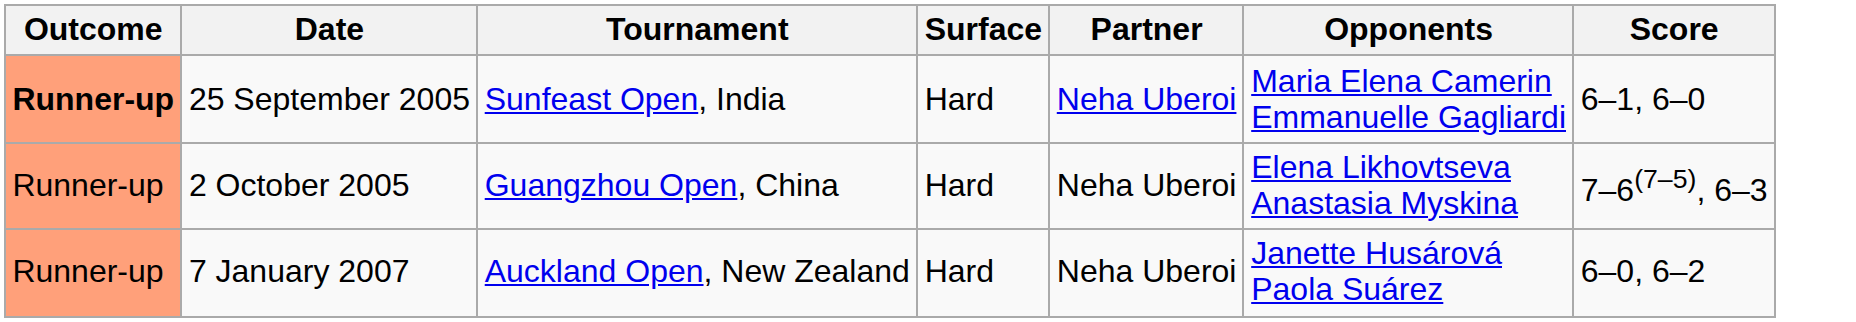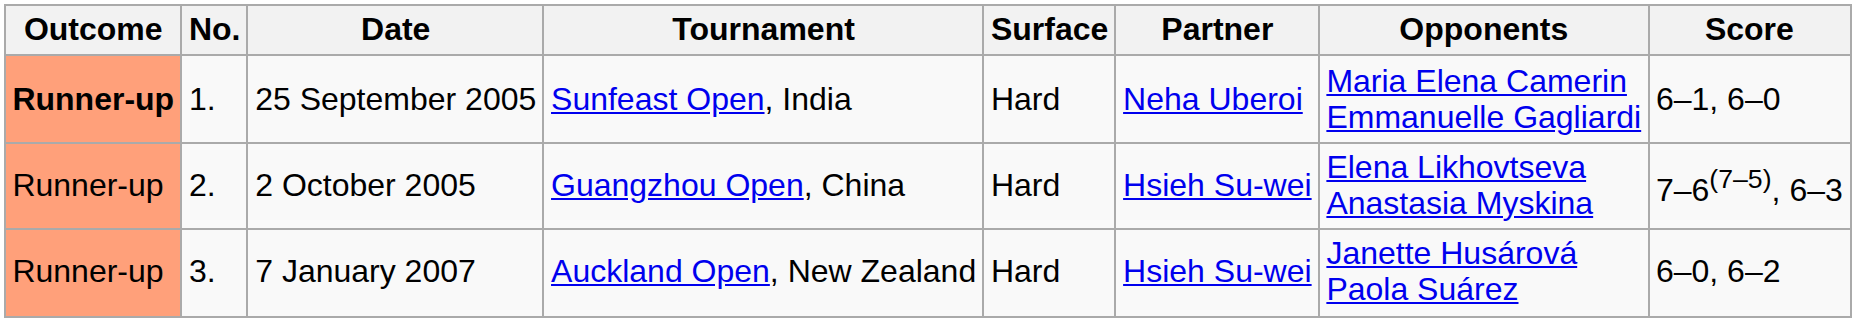+ column: (215, 29)
(1147, 185) Neha Uberoi -> (1217, 185) Hsieh Su-wei
(1147, 272) Neha Uberoi -> (1217, 272) Hsieh Su-wei
